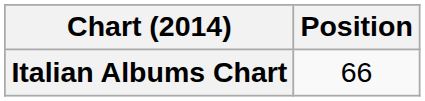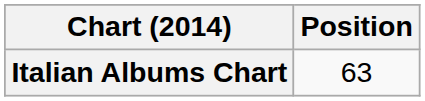(357, 72) 66 -> (357, 72) 63
